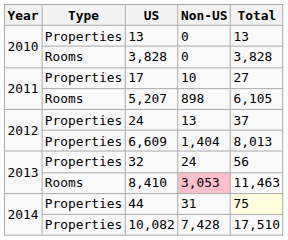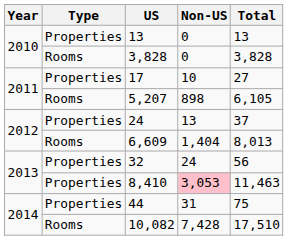(83, 141) Properties -> (64, 141) Rooms
(64, 183) Rooms -> (83, 183) Properties
(241, 204) lightyellow background -> (241, 204) no background
(83, 225) Properties -> (64, 225) Rooms
